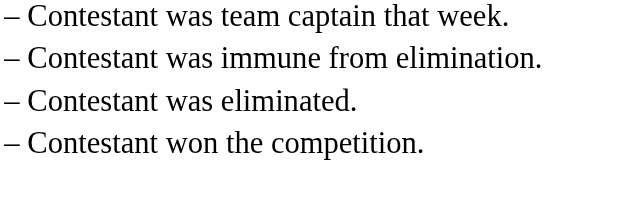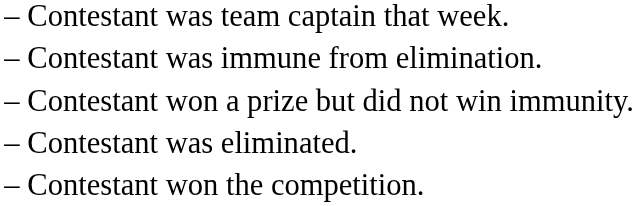+ row: (331, 100)
